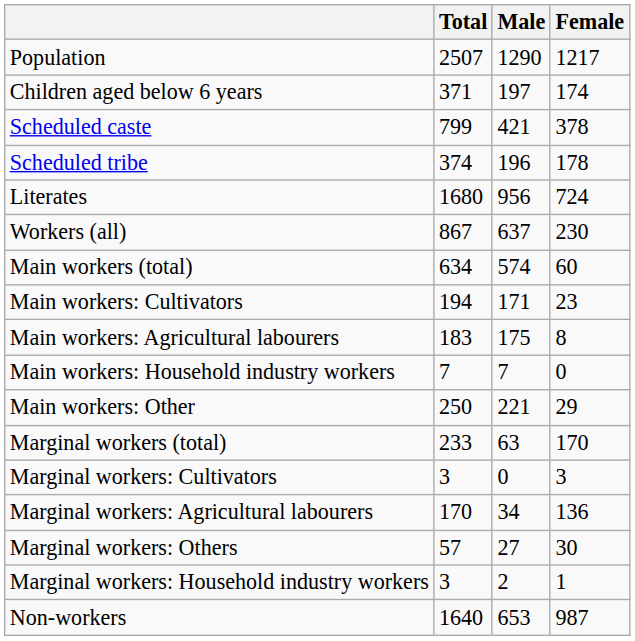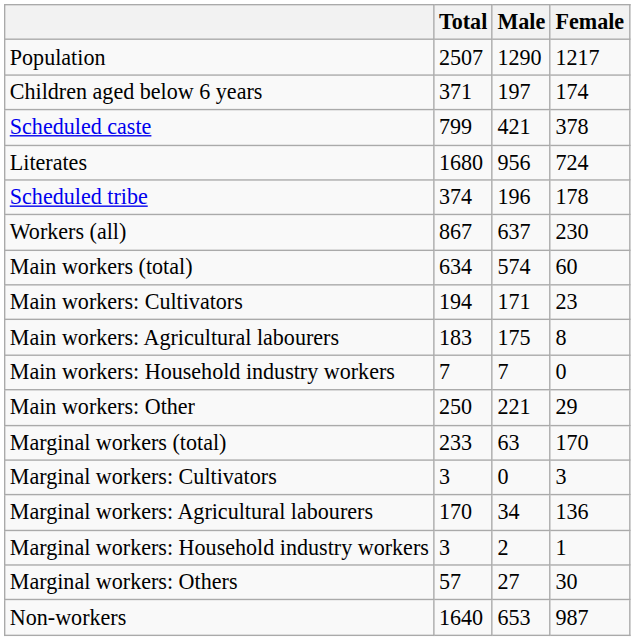rows swapped: (79, 162) <-> (48, 197)
rows swapped: (219, 582) <-> (124, 547)
